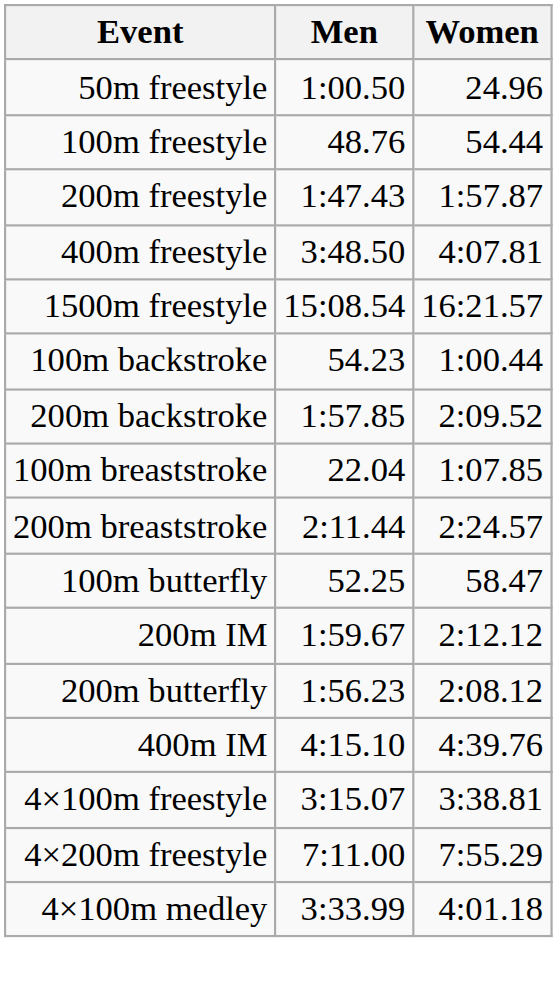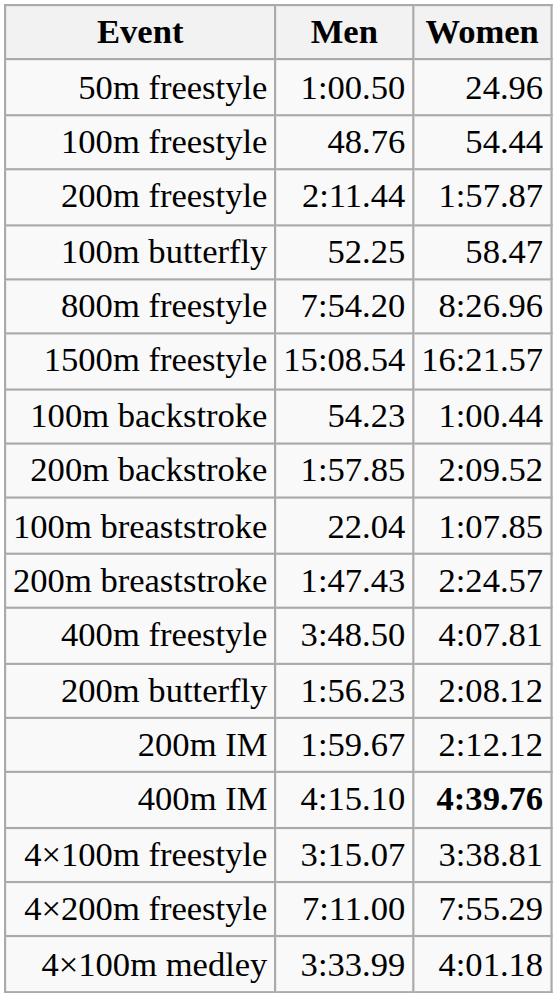(353, 196) 1:47.43 -> (354, 196) 2:11.44
rows swapped: (164, 251) <-> (164, 580)
+ row: (164, 305)
(354, 525) 2:11.44 -> (353, 580) 1:47.43
rows swapped: (164, 689) <-> (203, 634)
(491, 744) normal -> (490, 799) bold
